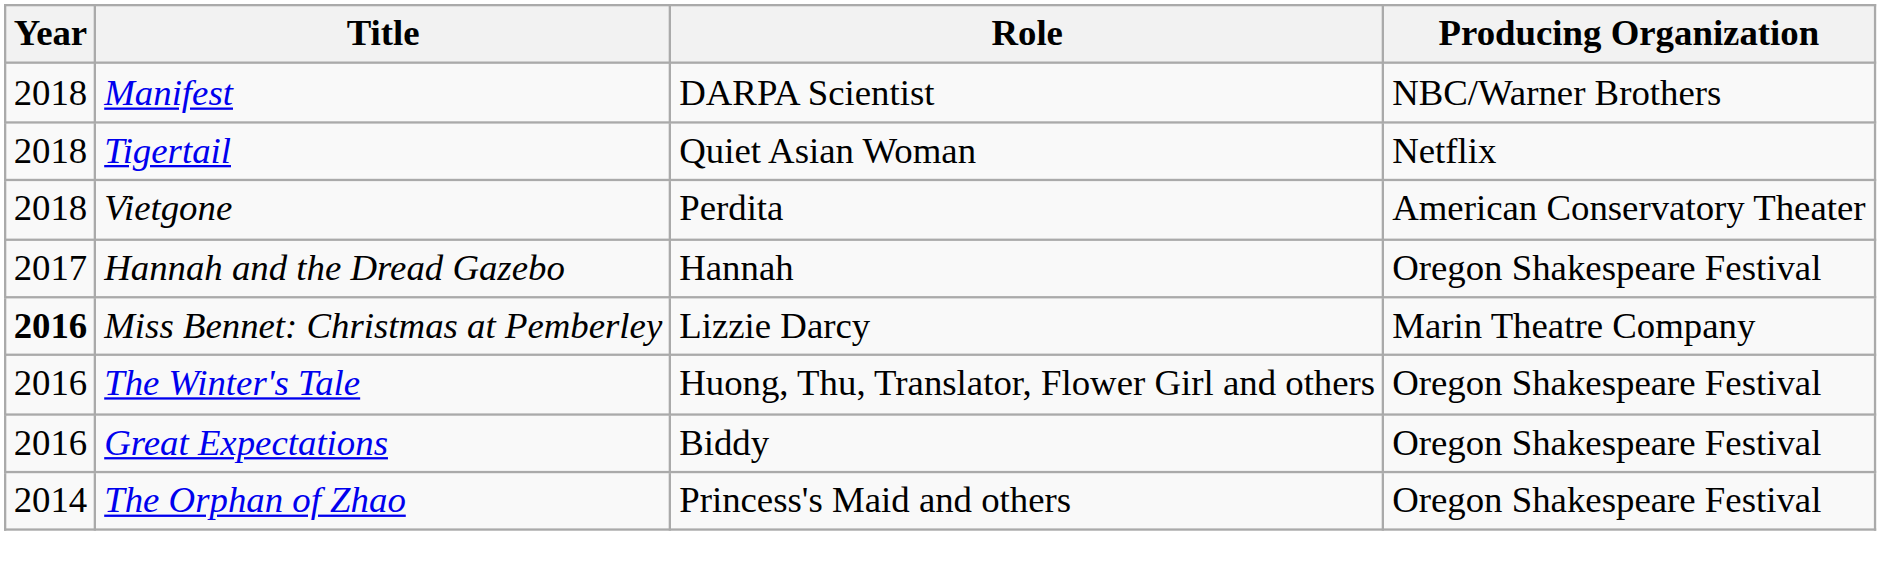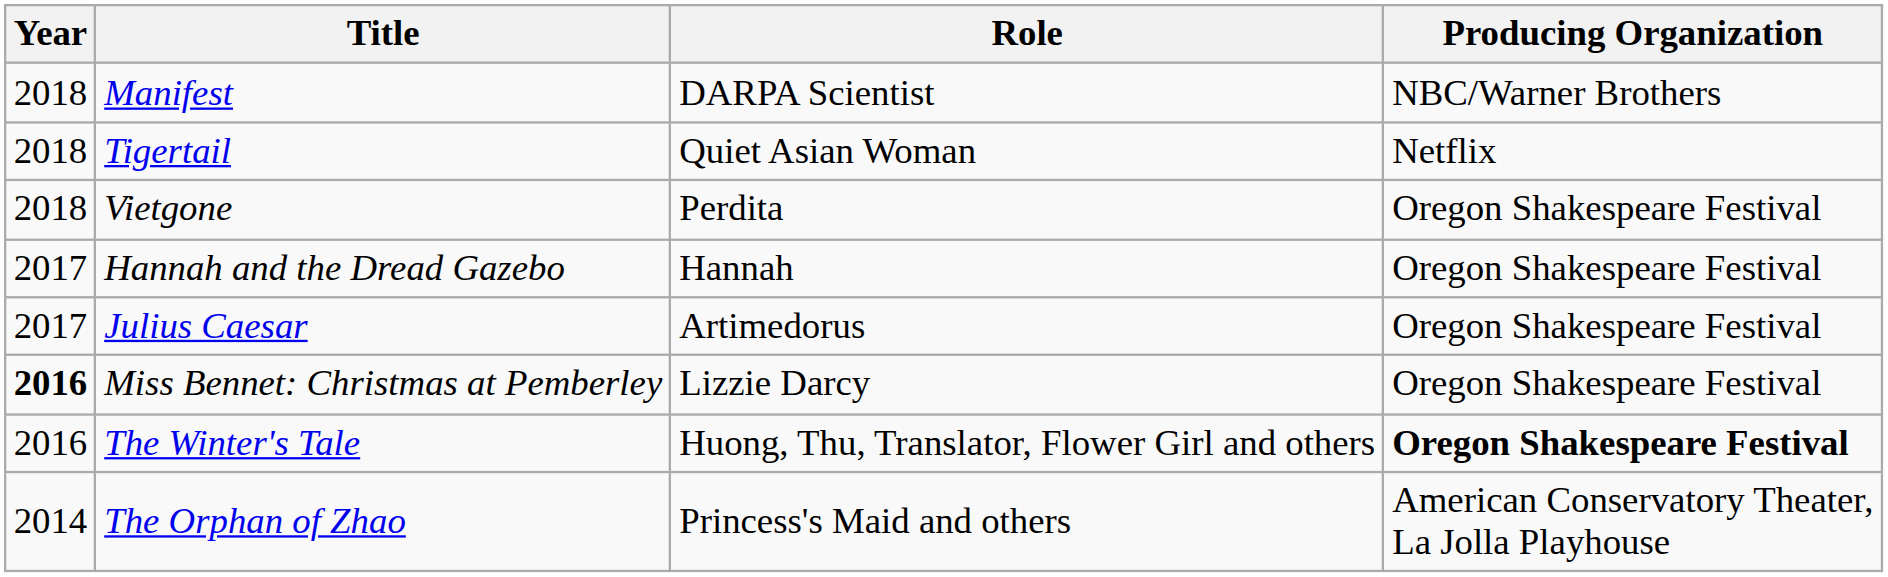(1629, 208) American Conservatory Theater -> (1607, 208) Oregon Shakespeare Festival
+ row: (206, 325)
(1574, 325) Marin Theatre Company -> (1607, 383) Oregon Shakespeare Festival
(1607, 383) normal -> (1620, 442) bold
- row: (246, 442)
(1607, 500) Oregon Shakespeare Festival -> (1633, 521) American Conservatory Theater, La Jolla Playhouse
